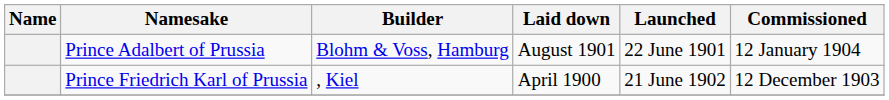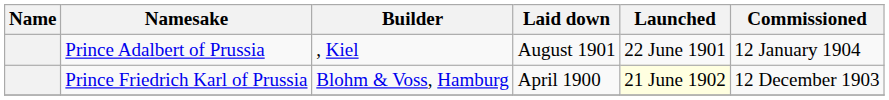(413, 49) Blohm & Voss, Hamburg -> (337, 49) , Kiel
(337, 79) , Kiel -> (413, 79) Blohm & Voss, Hamburg
(675, 79) no background -> (675, 79) lightyellow background
